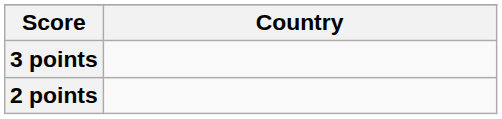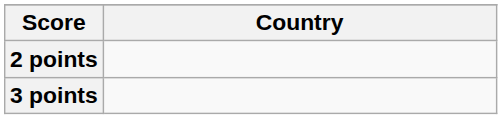rows swapped: (54, 58) <-> (54, 95)
